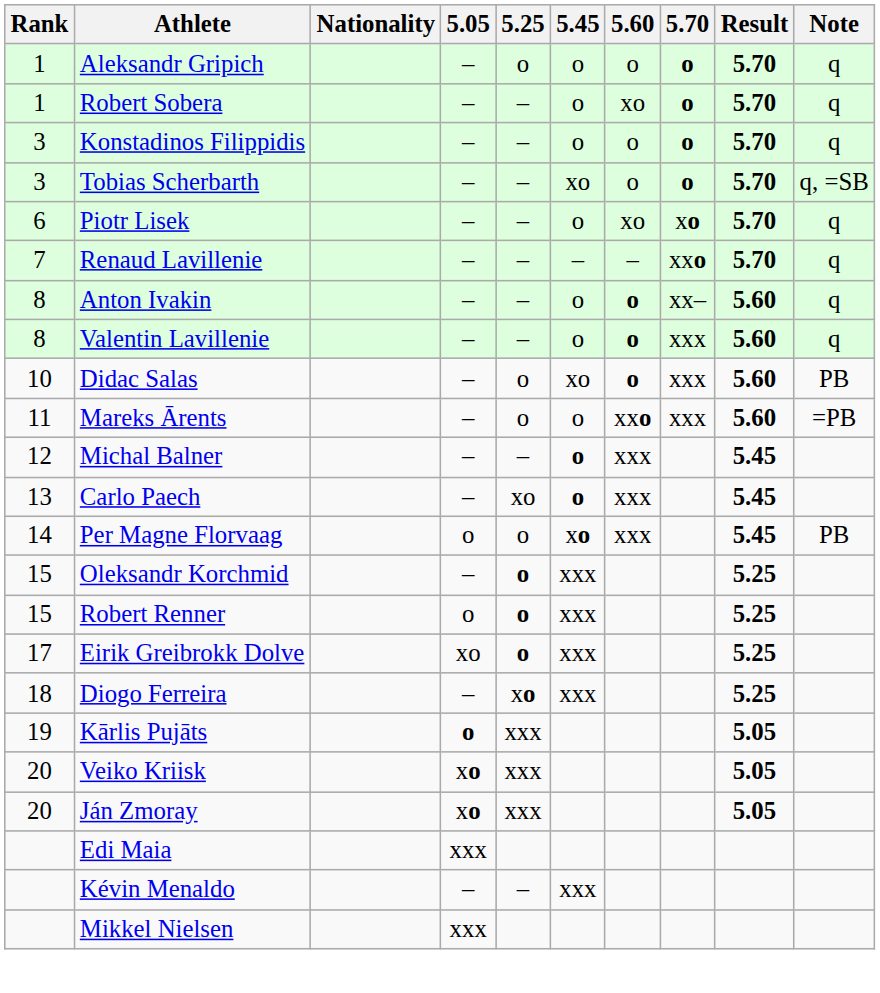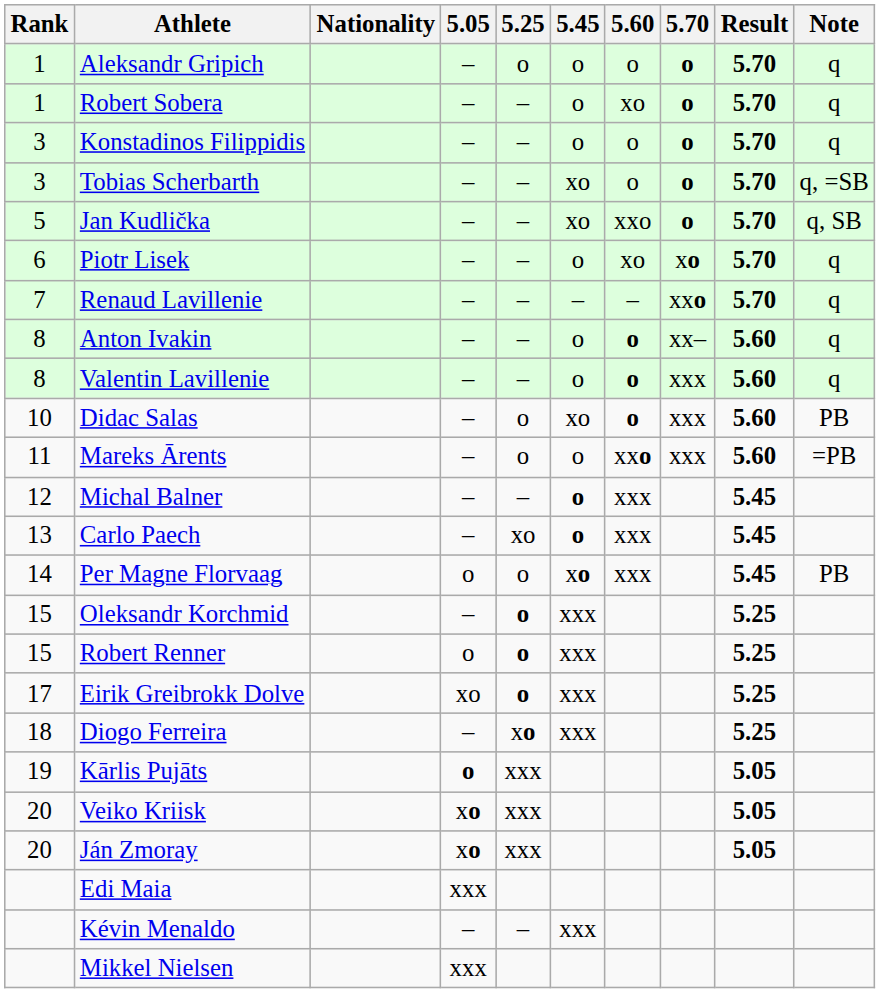+ row: (145, 220)
